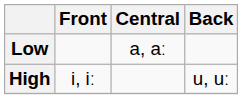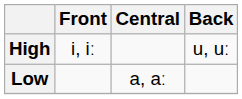rows swapped: (30, 78) <-> (30, 49)
